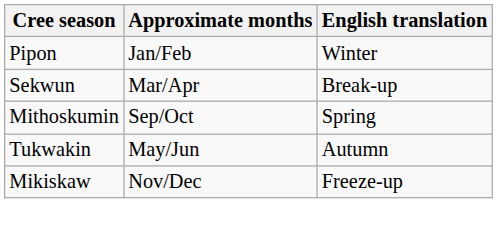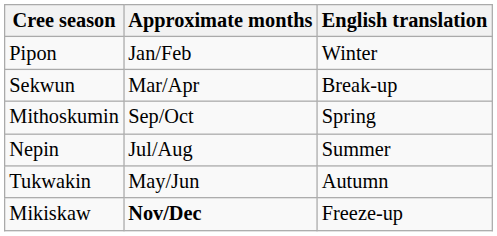+ row: (34, 149)
(165, 181) normal -> (165, 213) bold
